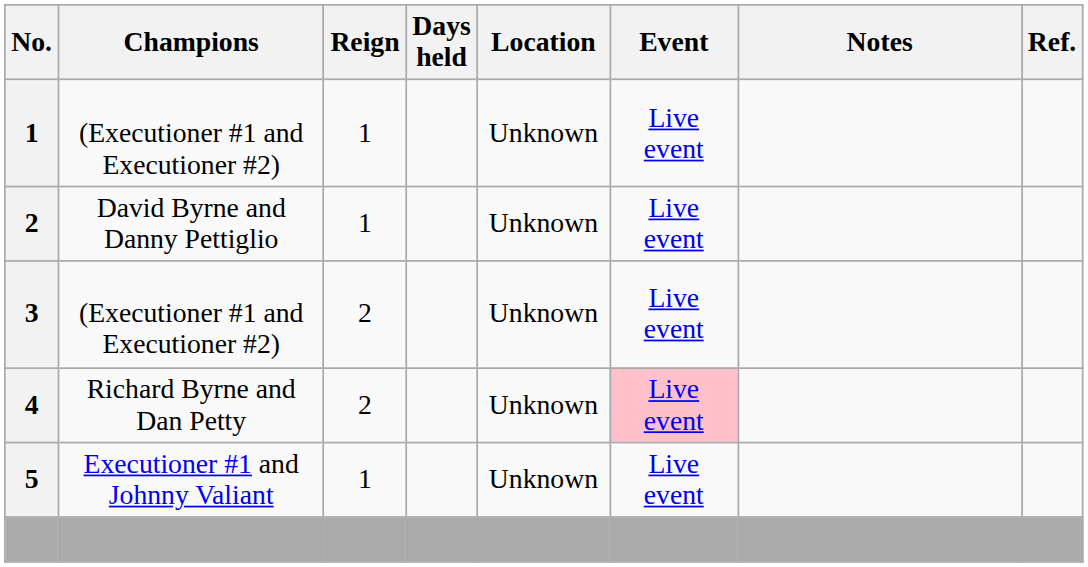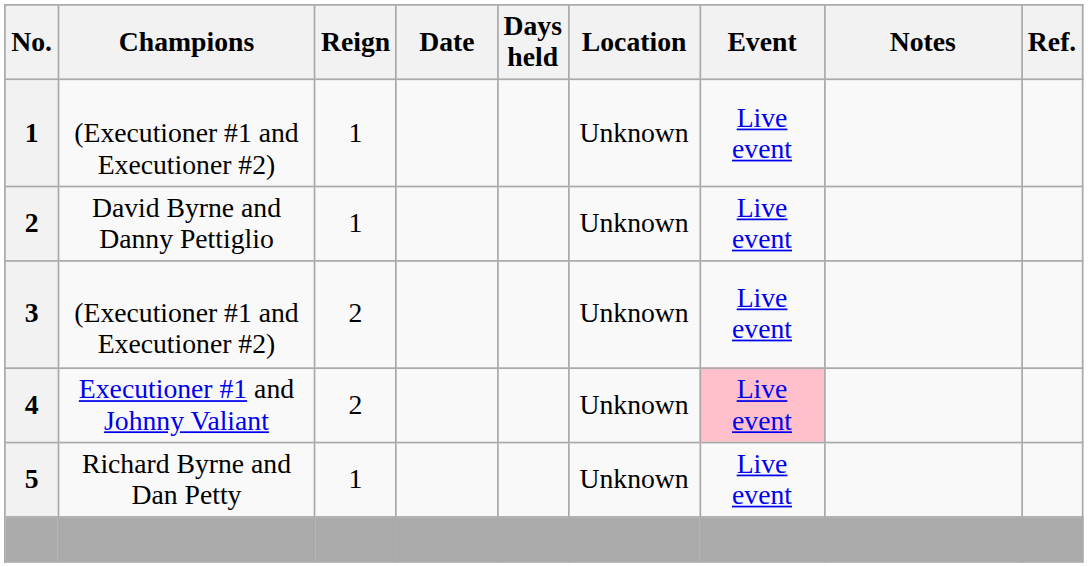+ column: (447, 42)
(191, 404) Richard Byrne and Dan Petty -> (186, 404) Executioner #1 and Johnny Valiant
(191, 479) Executioner #1 and Johnny Valiant -> (186, 479) Richard Byrne and Dan Petty
